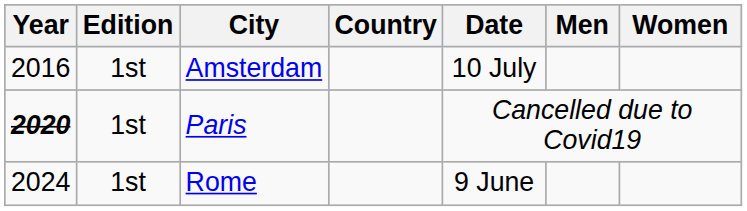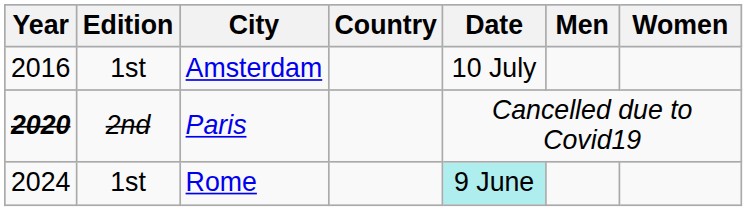(128, 125) 1st -> (128, 125) 2nd
(494, 182) no background -> (494, 182) paleturquoise background
